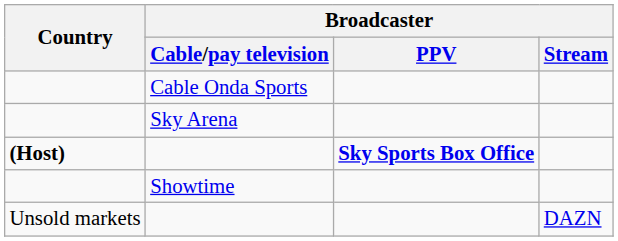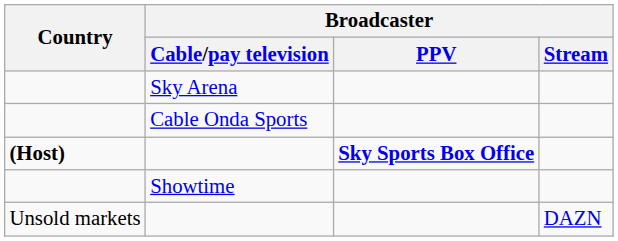rows swapped: (75, 120) <-> (75, 87)
